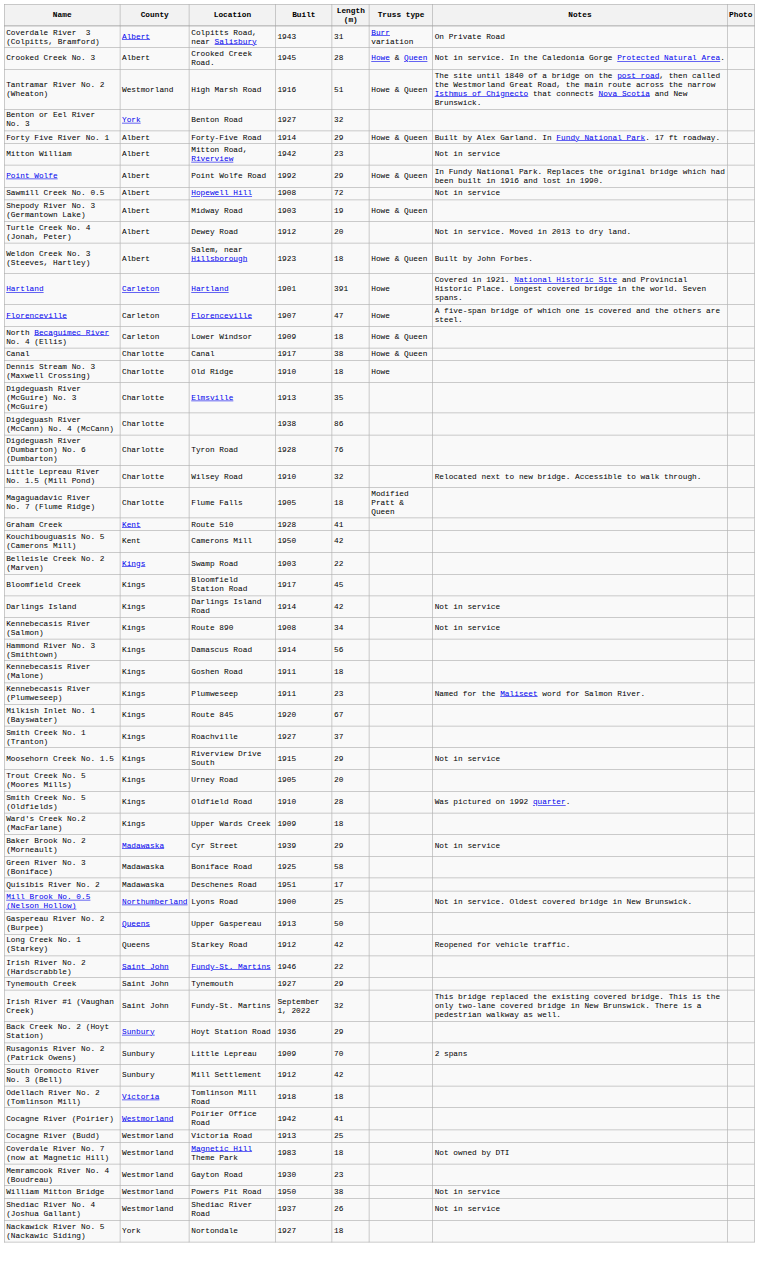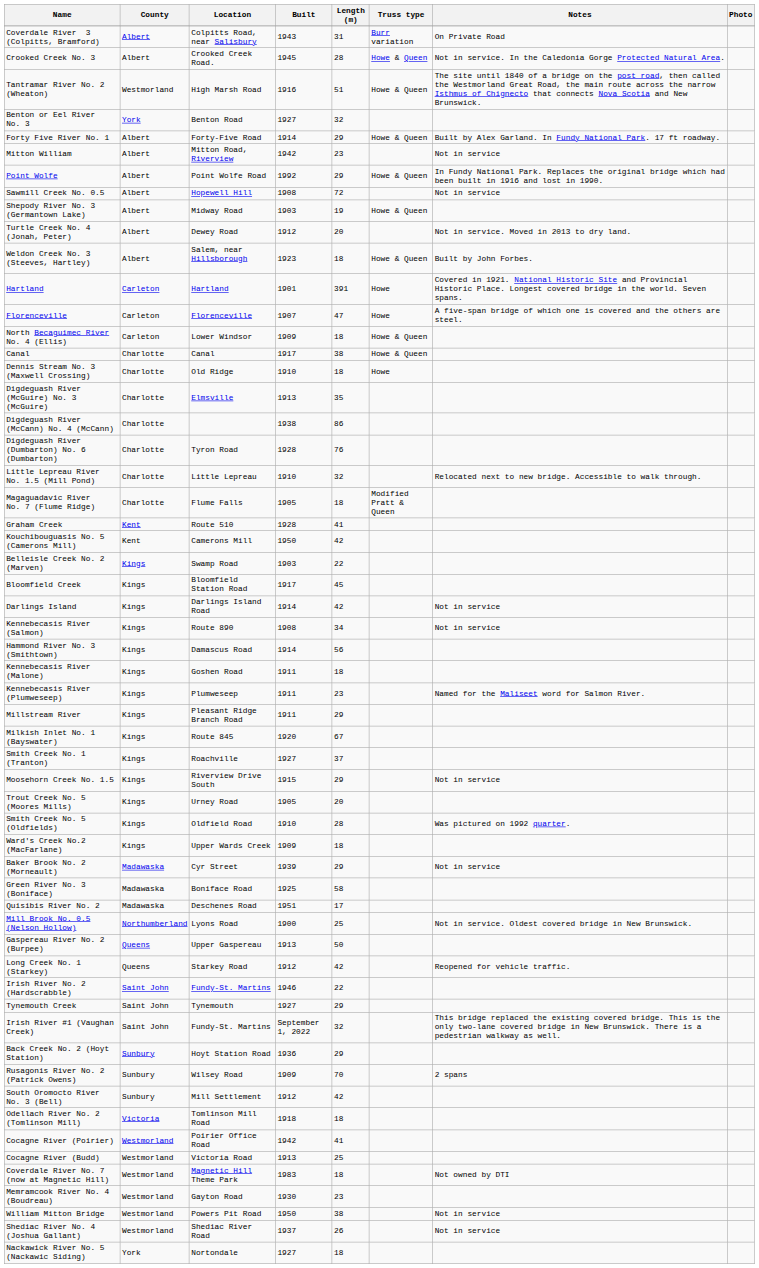(217, 476) Wilsey Road -> (224, 476) Little Lepreau
+ row: (44, 715)
(224, 1054) Little Lepreau -> (217, 1075) Wilsey Road
